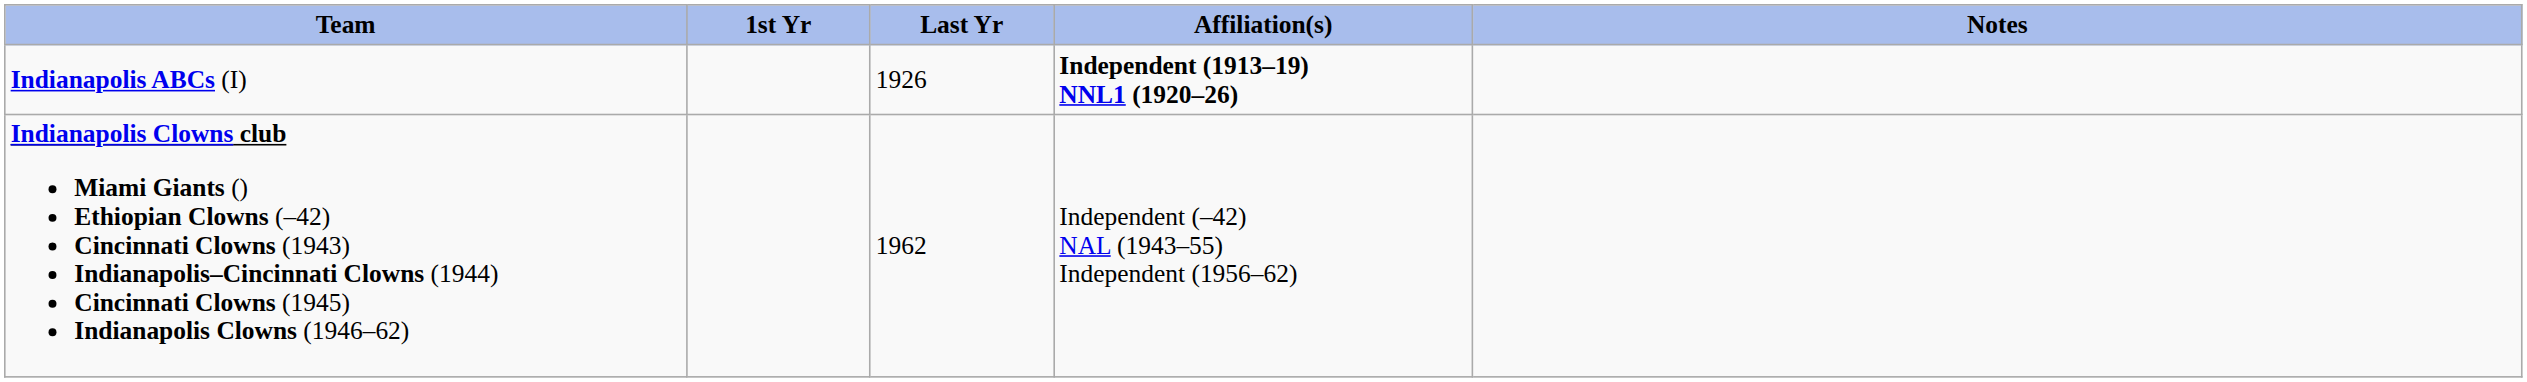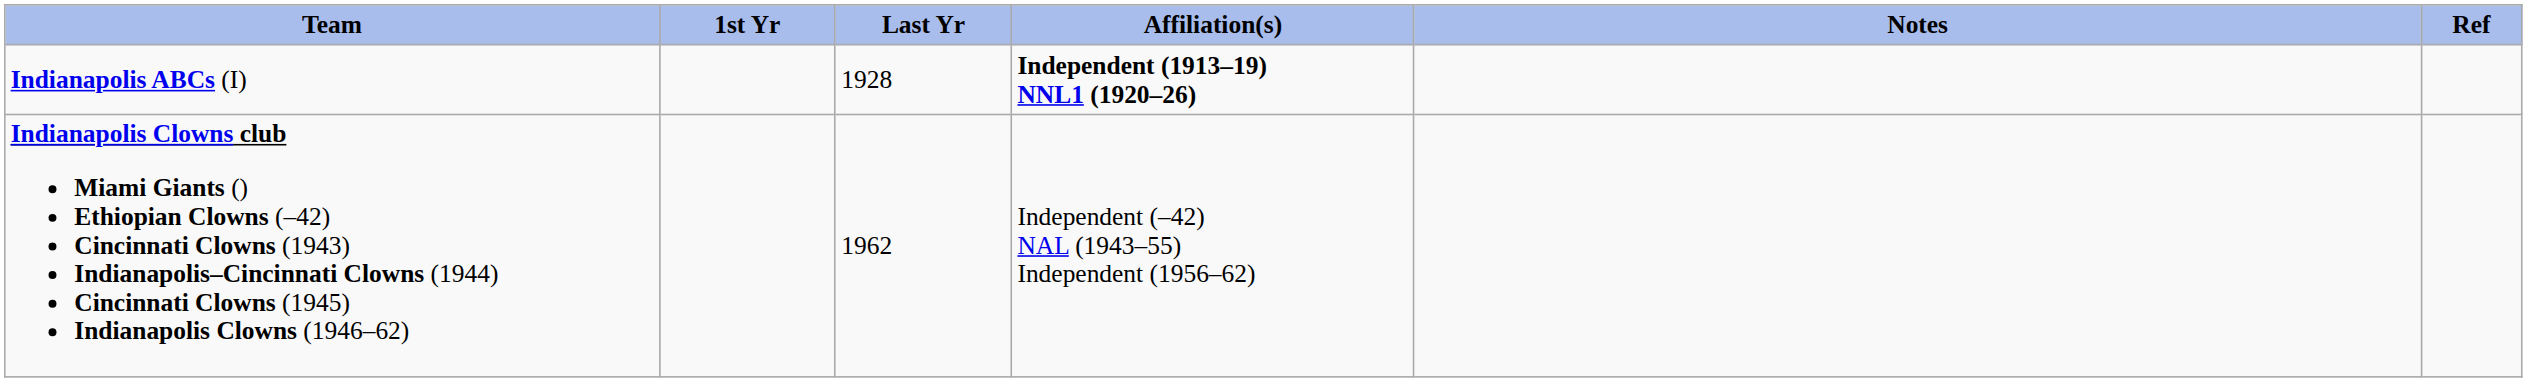+ column: (2471, 24)
(901, 79) 1926 -> (867, 79) 1928
